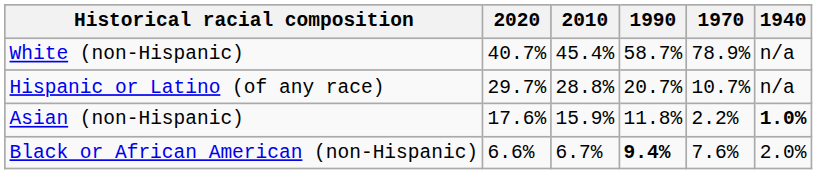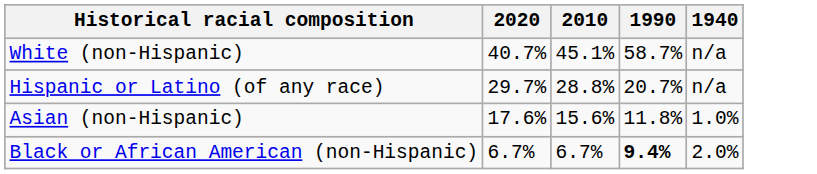- column: (721, 21)
(585, 54) 45.4% -> (585, 54) 45.1%
(585, 119) 15.9% -> (585, 119) 15.6%
(783, 119) bold -> (715, 119) normal
(511, 152) 6.6% -> (511, 152) 6.7%
